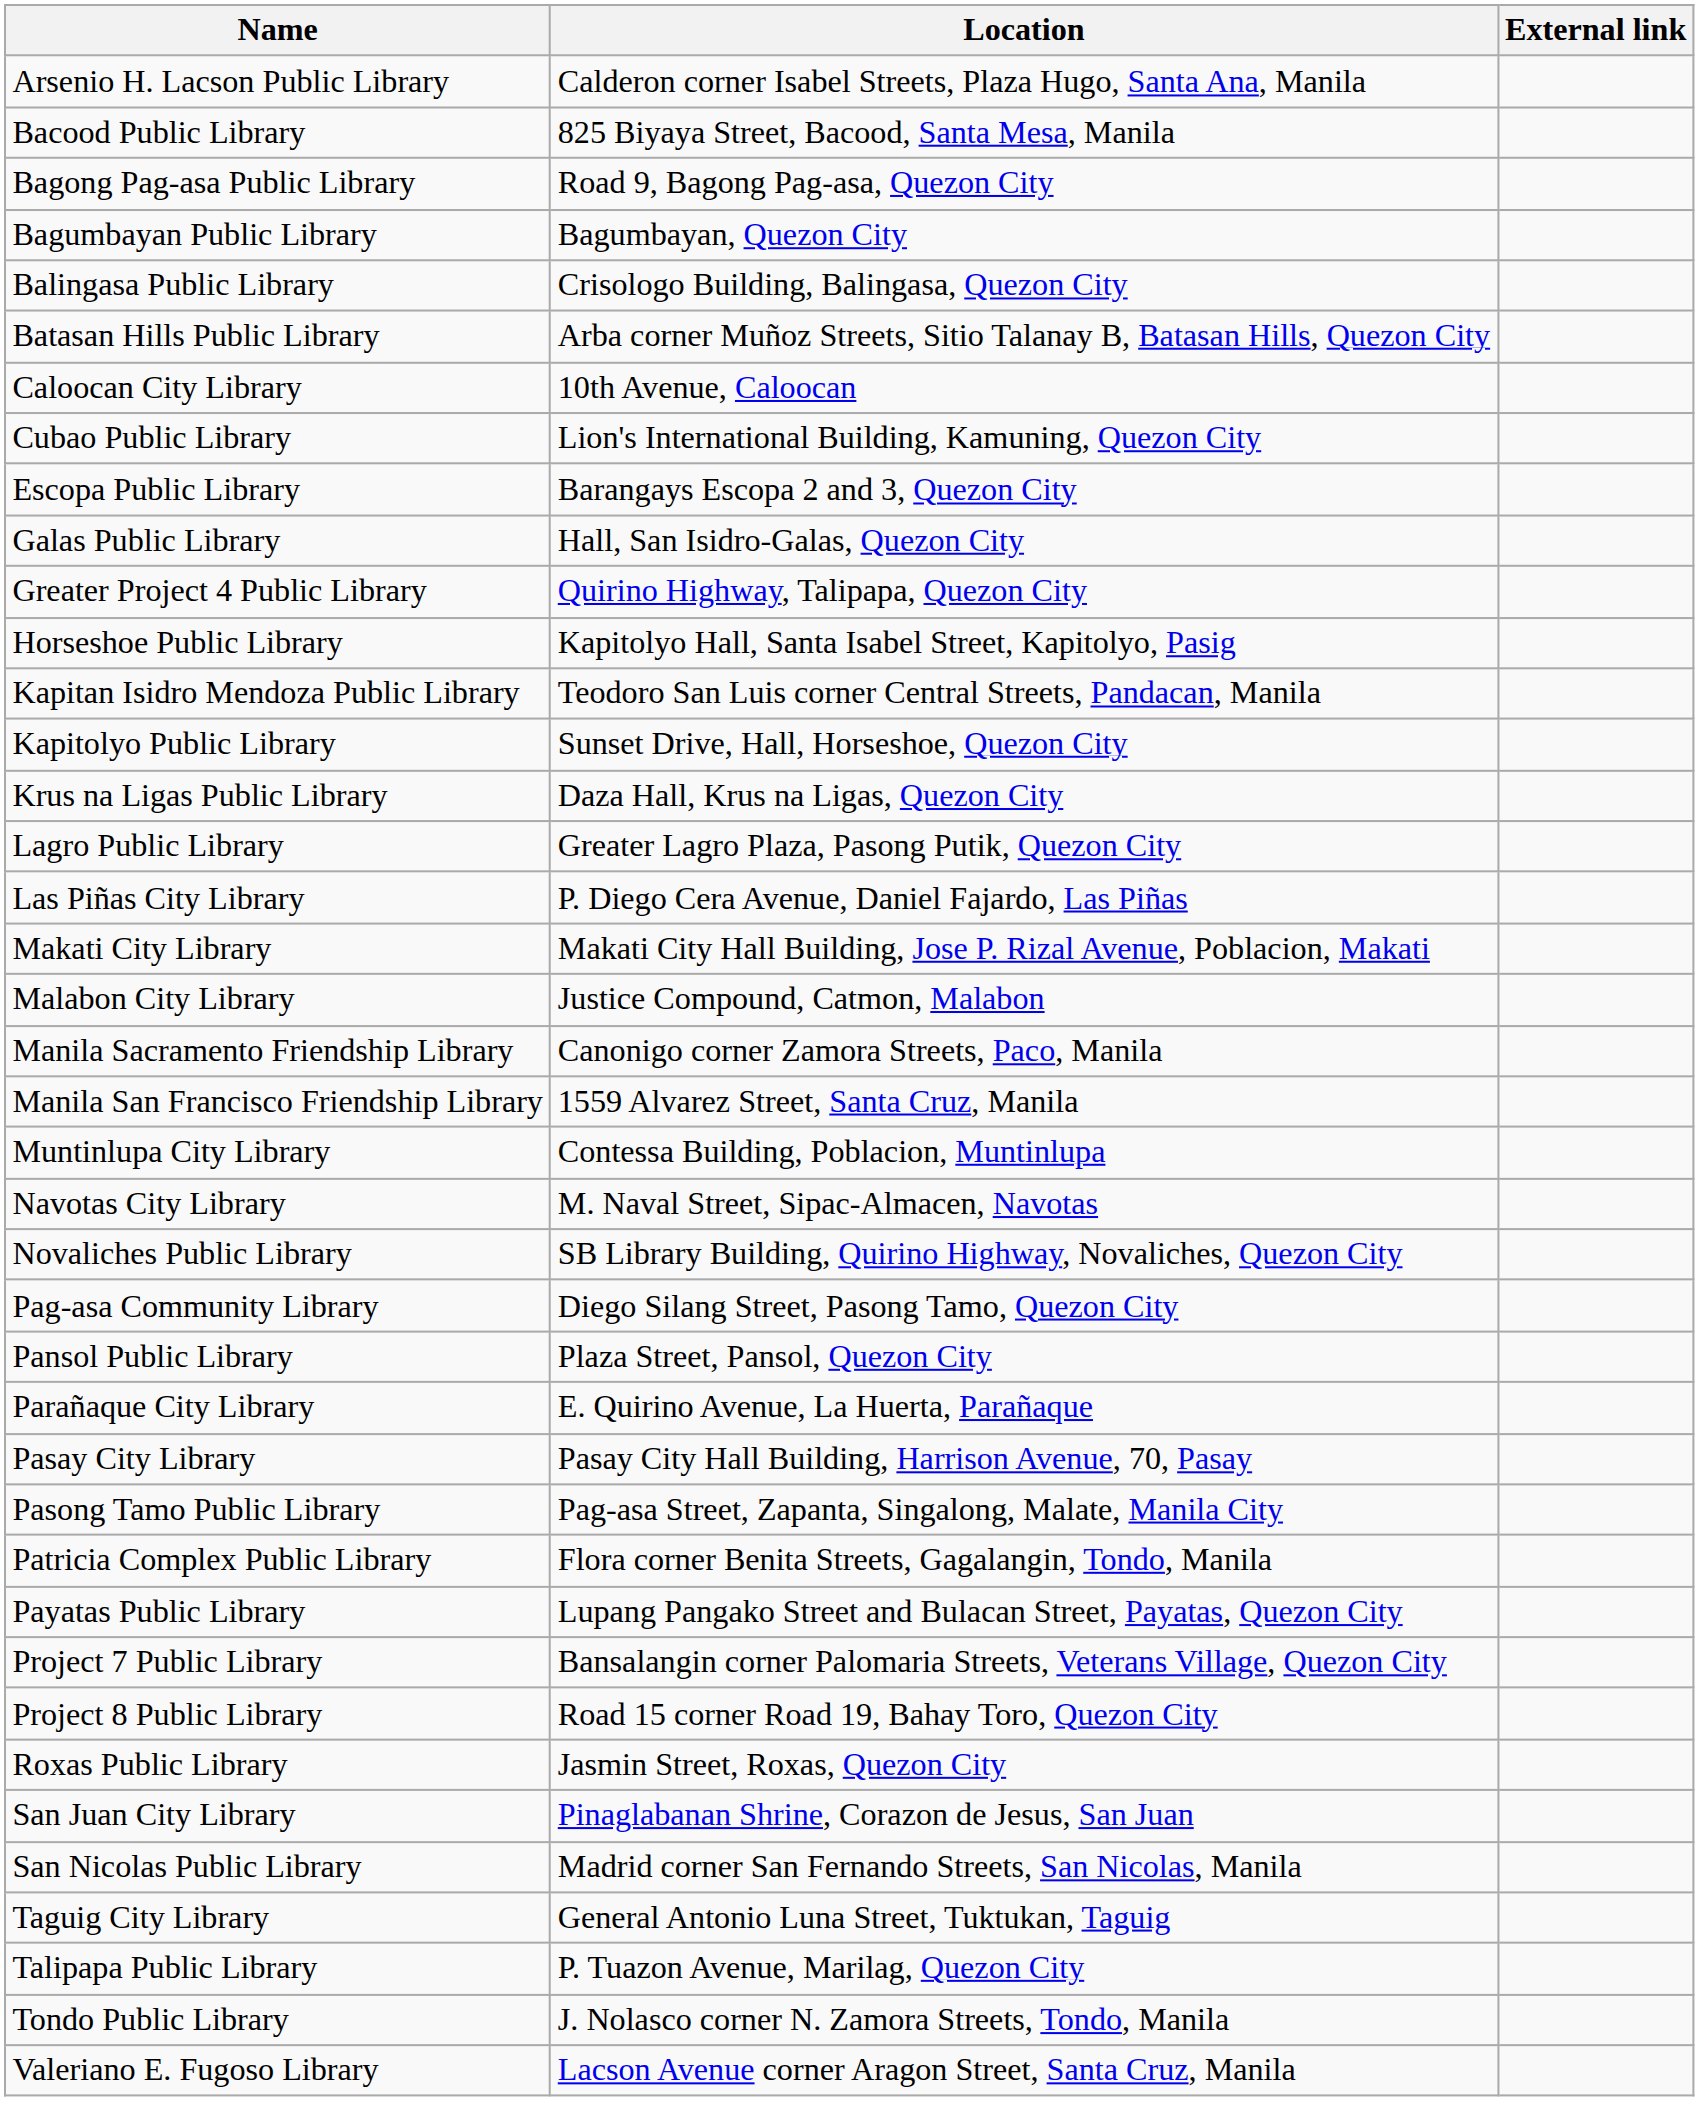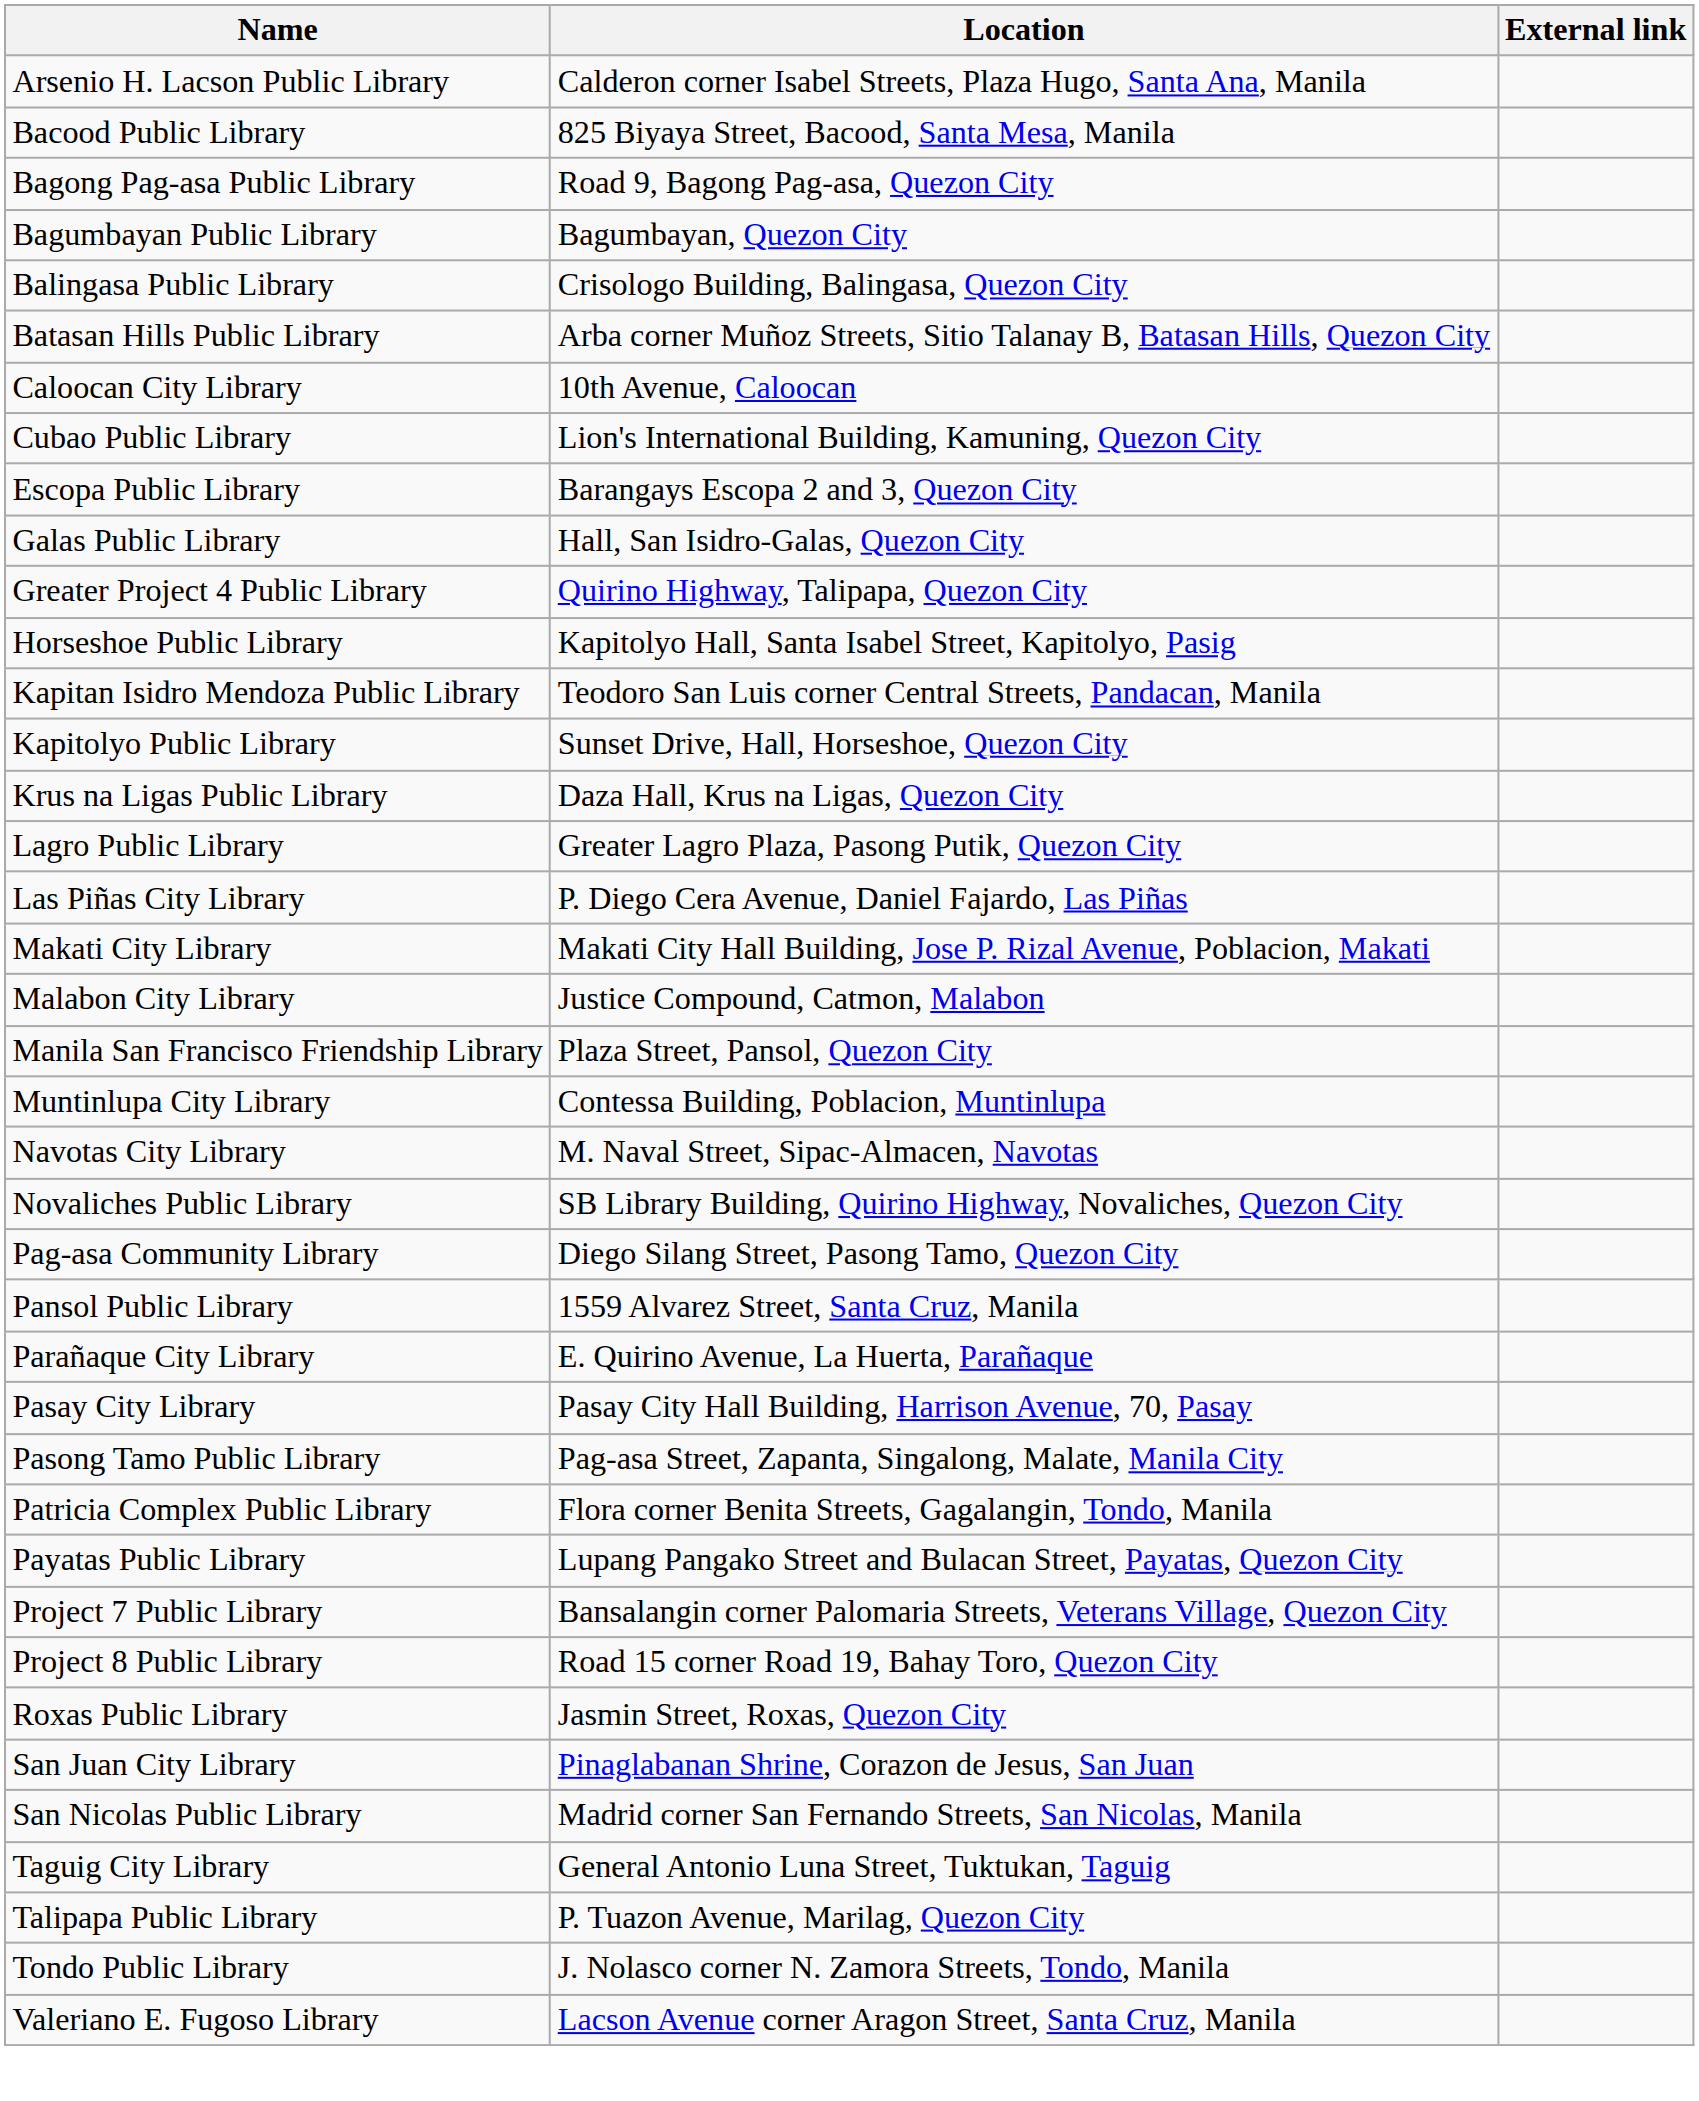- row: (263, 1050)
(818, 1101) 1559 Alvarez Street, Santa Cruz, Manila -> (775, 1050) Plaza Street, Pansol, Quezon City
(775, 1356) Plaza Street, Pansol, Quezon City -> (818, 1305) 1559 Alvarez Street, Santa Cruz, Manila
